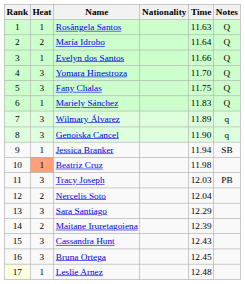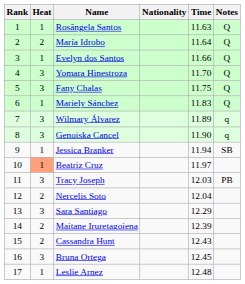(201, 165) 11.98 -> (201, 165) 11.97
(42, 241) 3 -> (42, 241) 2
(17, 272) lightyellow background -> (17, 272) no background
